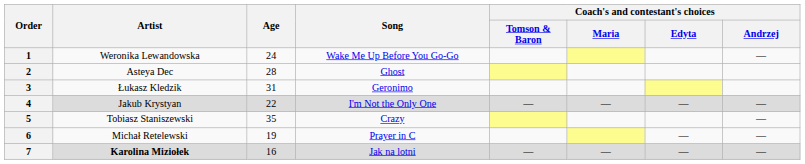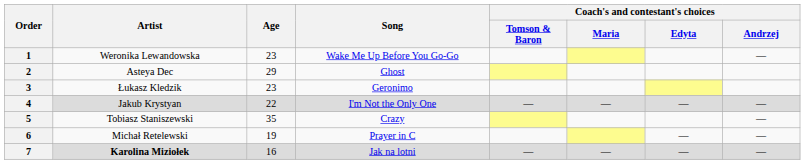(271, 55) 24 -> (271, 55) 23
(271, 71) 28 -> (271, 71) 29
(271, 87) 31 -> (271, 87) 23
